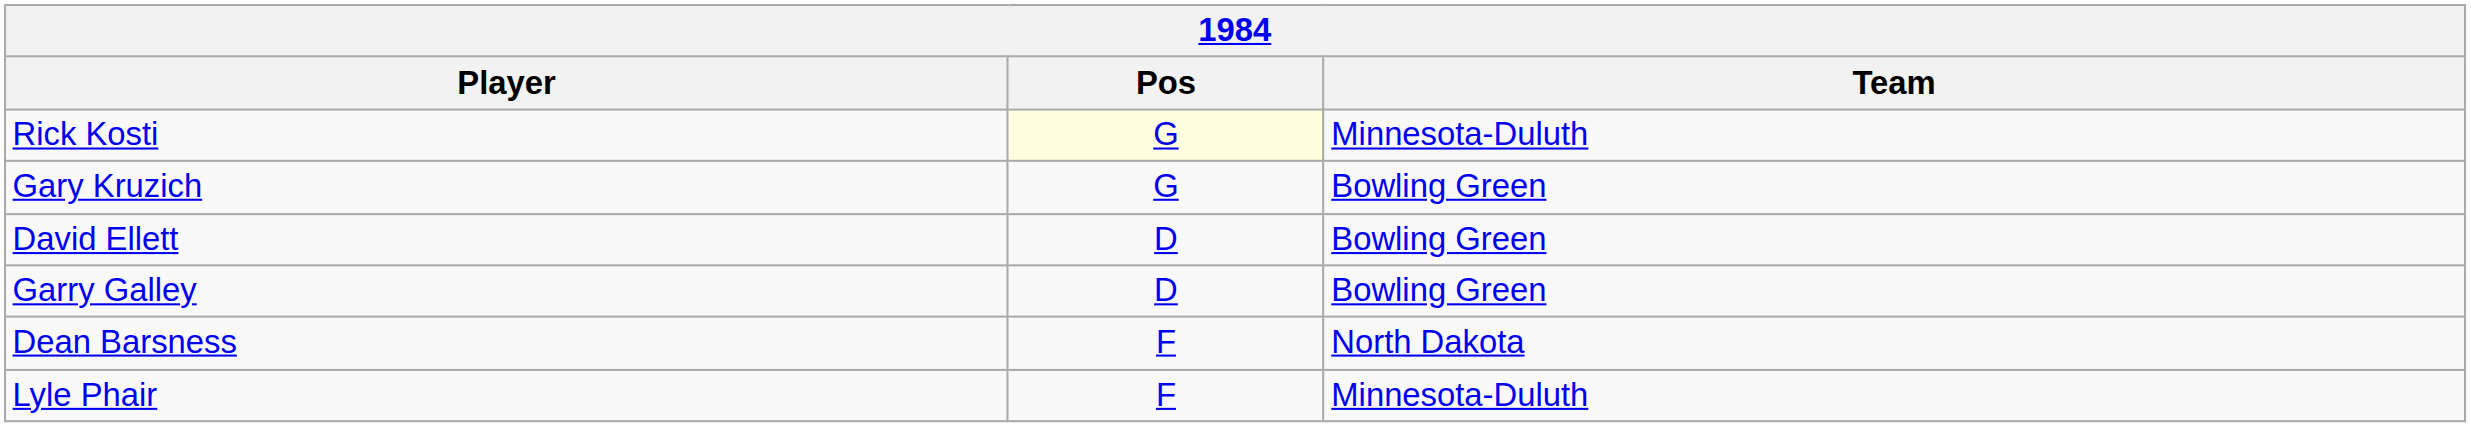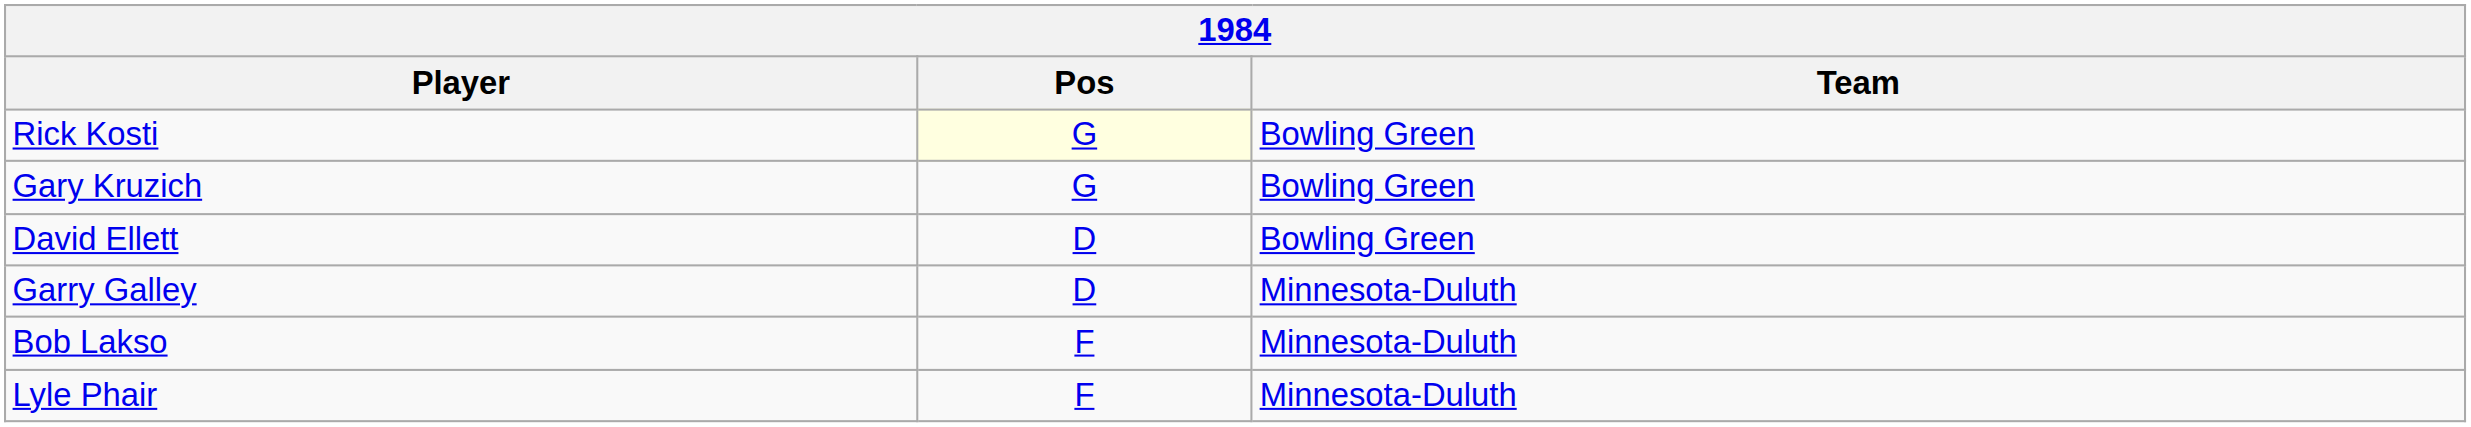(1460, 134) Minnesota-Duluth -> (1367, 134) Bowling Green
(1439, 290) Bowling Green -> (1388, 290) Minnesota-Duluth
- row: (125, 342)
+ row: (90, 342)
